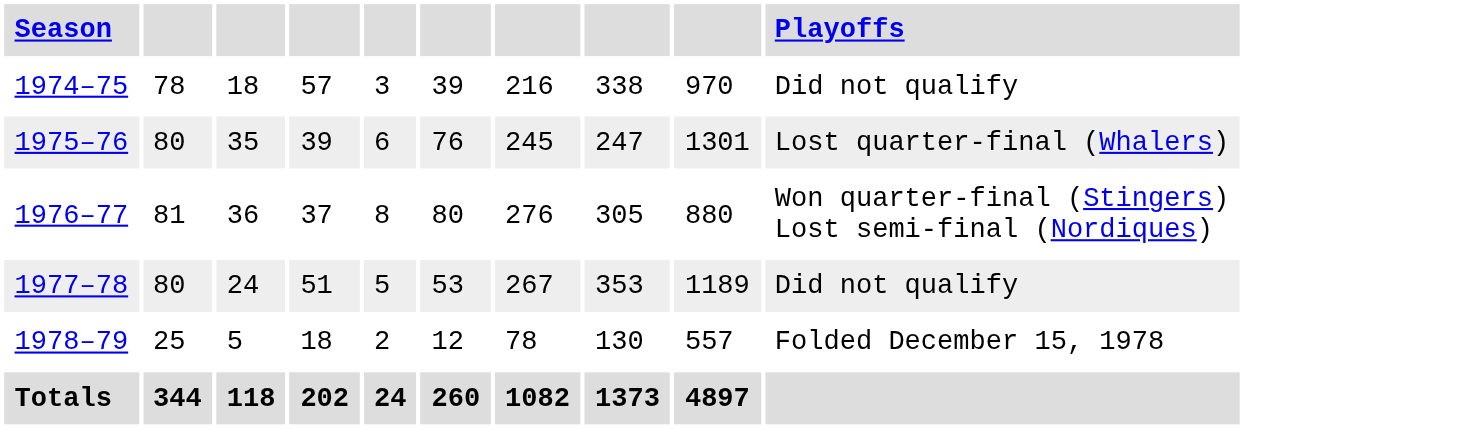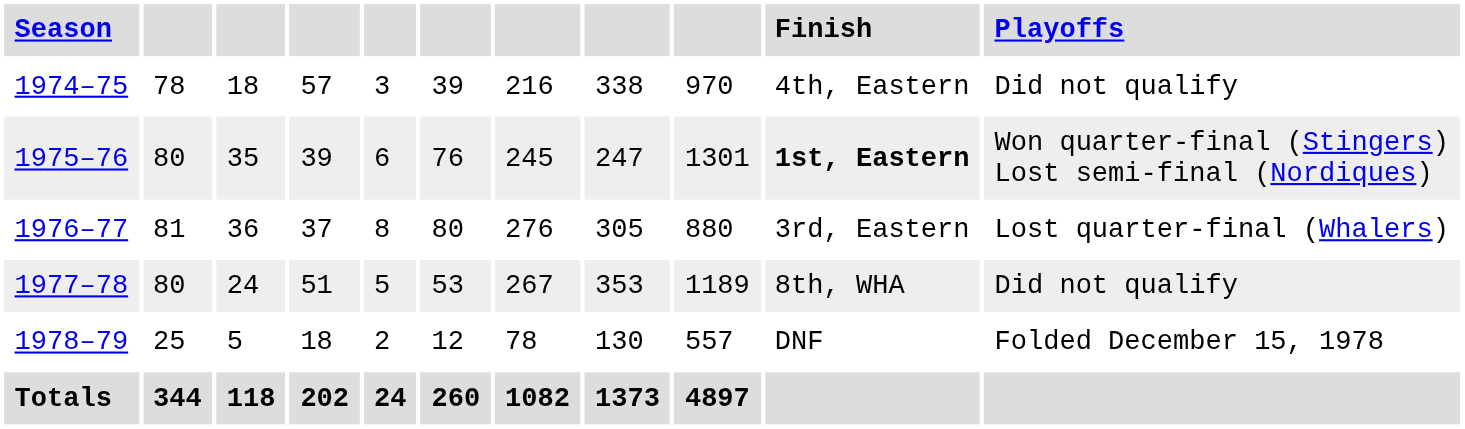+ column: (823, 30)
(1002, 142) Lost quarter-final (Whalers) -> (1222, 158) Won quarter-final (Stingers) Lost semi-final (Nordiques)
(1002, 214) Won quarter-final (Stingers) Lost semi-final (Nordiques) -> (1222, 230) Lost quarter-final (Whalers)
